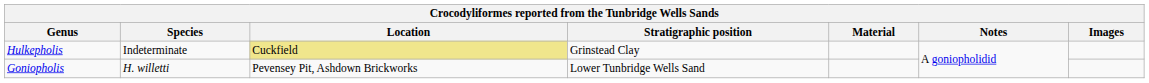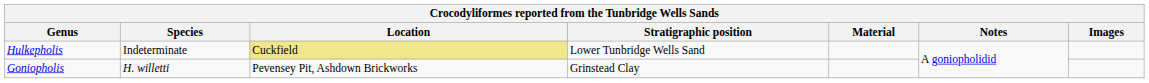(605, 50) Grinstead Clay -> (637, 50) Lower Tunbridge Wells Sand
(637, 68) Lower Tunbridge Wells Sand -> (605, 68) Grinstead Clay
